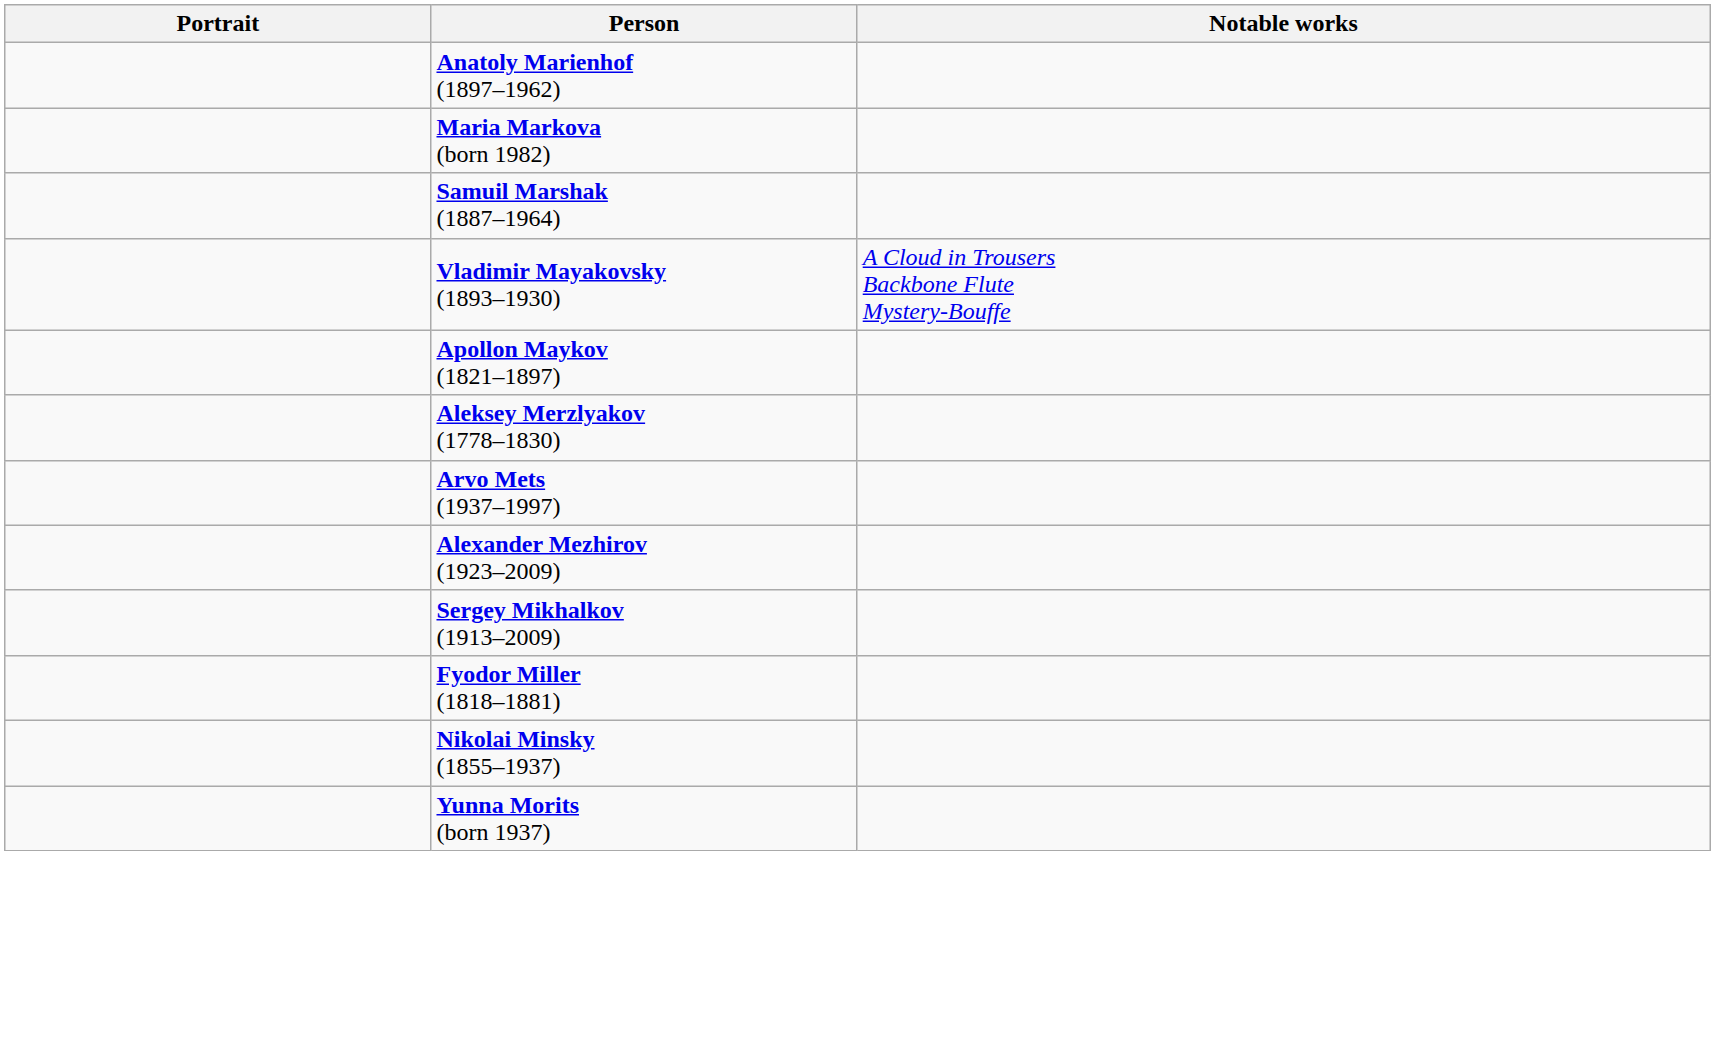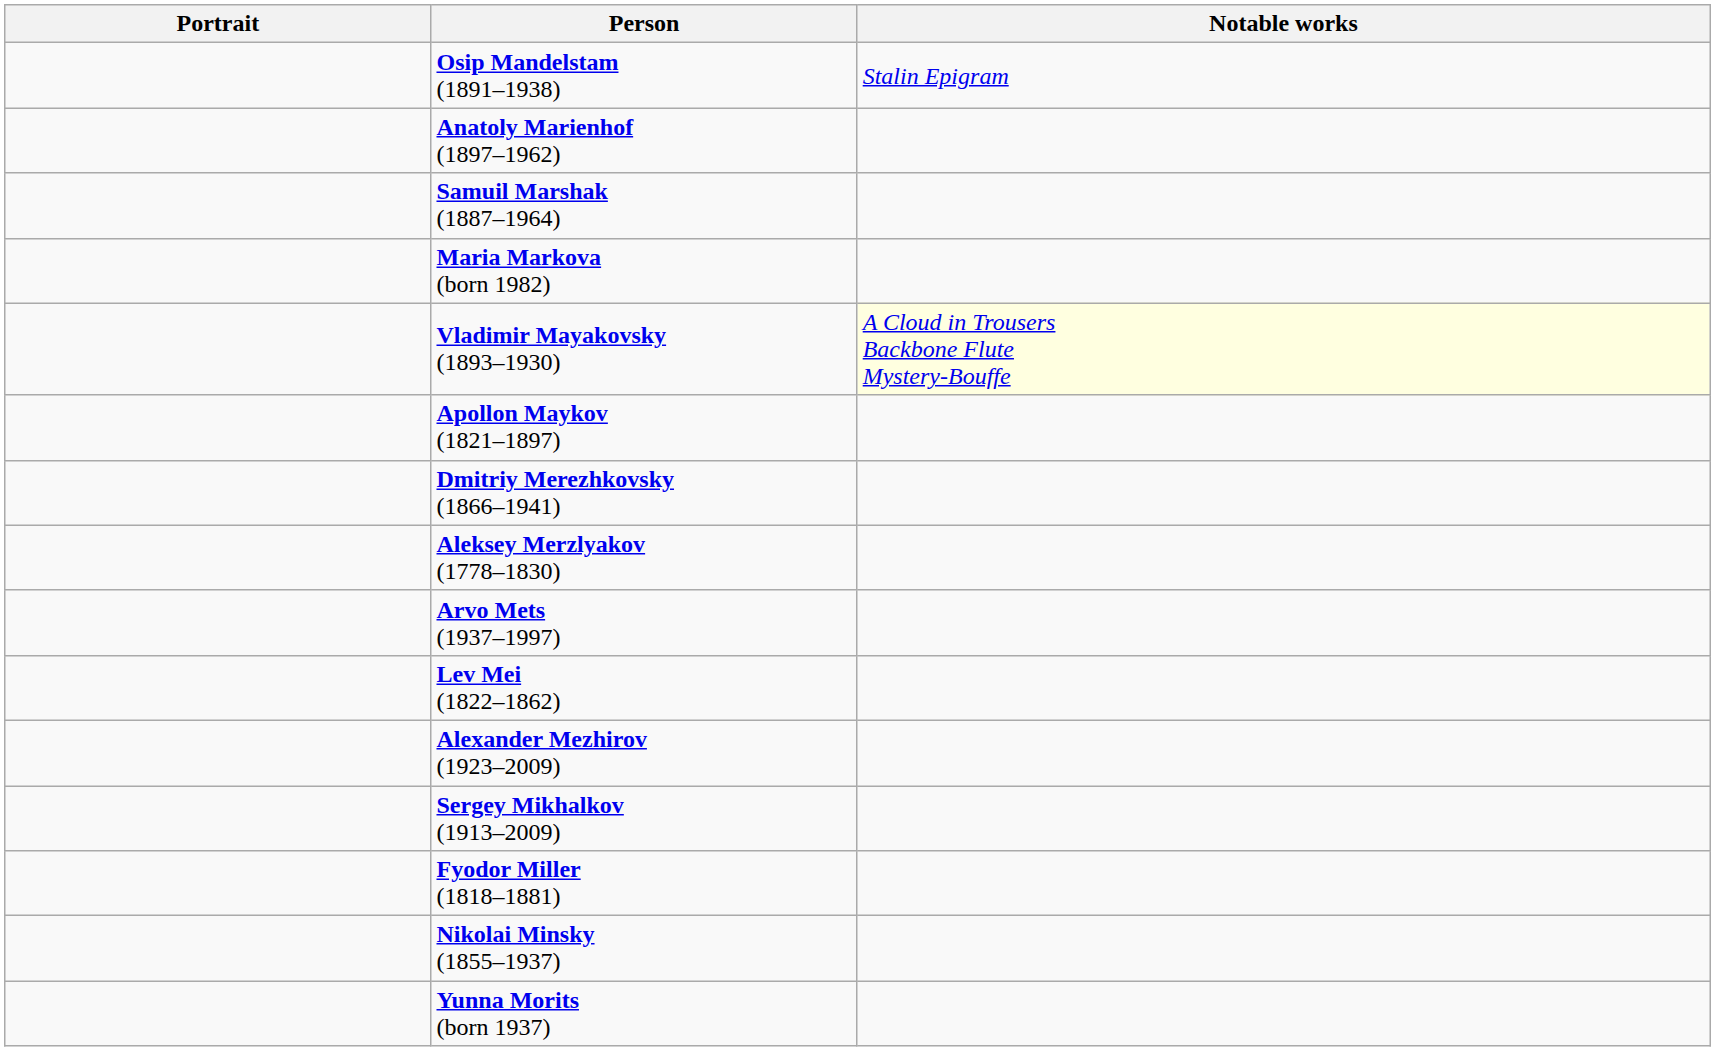+ row: (528, 75)
rows swapped: (519, 140) <-> (522, 205)
(959, 283) no background -> (959, 348) lightyellow background
+ row: (555, 492)
+ row: (498, 687)
